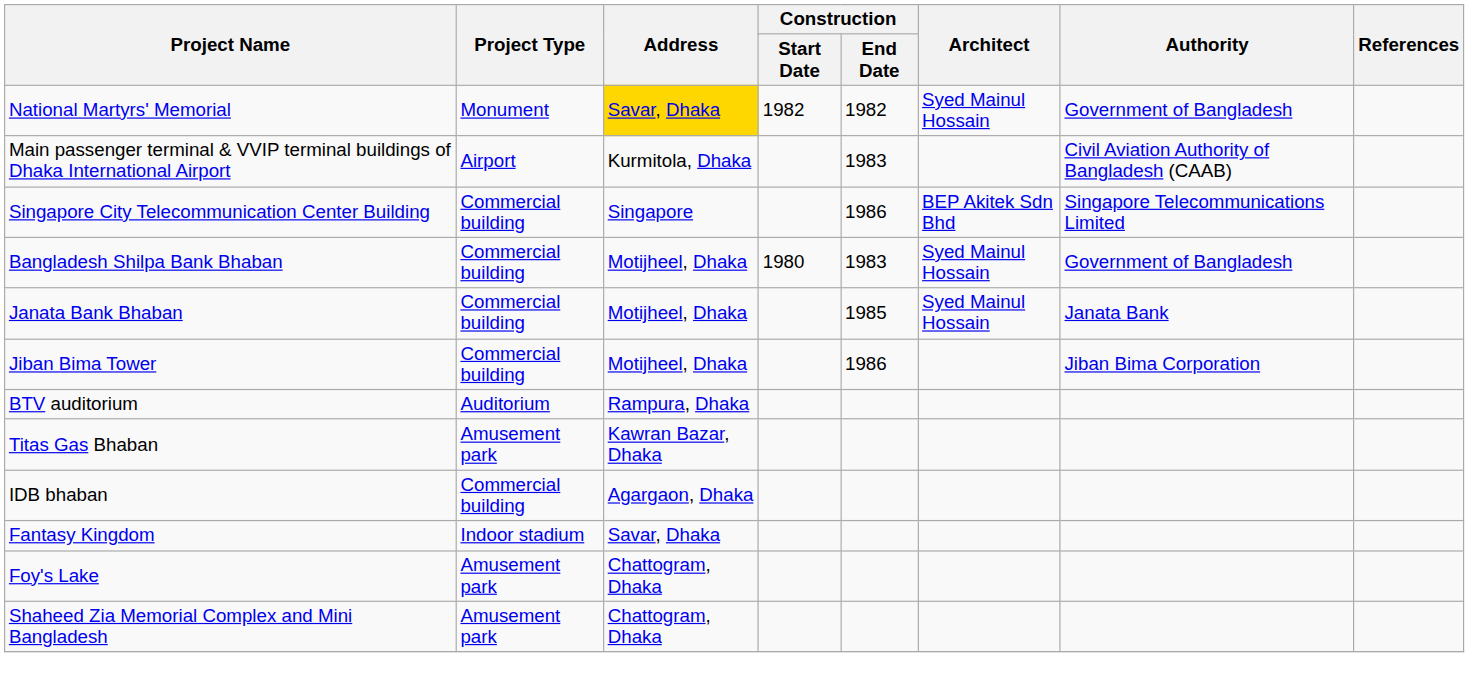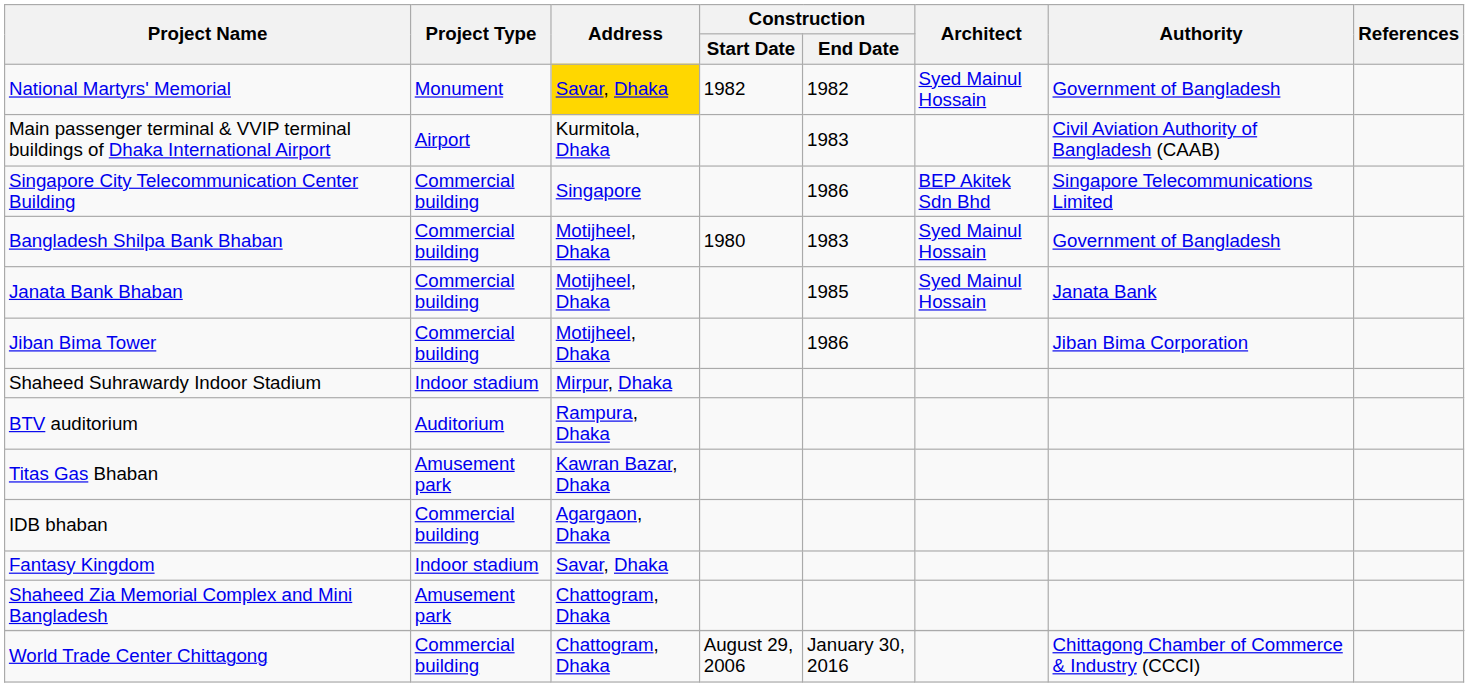+ row: (165, 383)
- row: (54, 575)
+ row: (138, 656)
